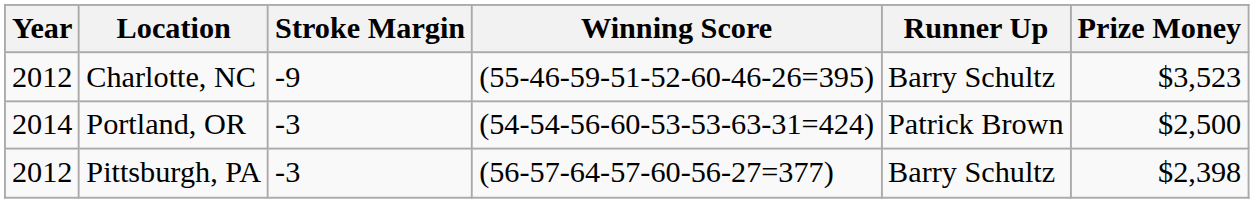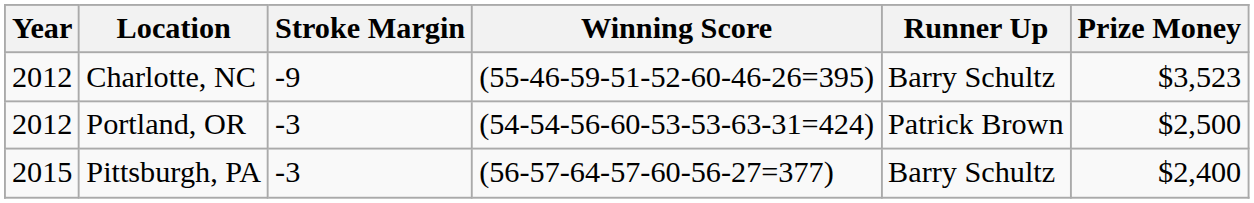(42, 124) 2014 -> (42, 124) 2012
(42, 172) 2012 -> (42, 172) 2015
(1200, 172) $2,398 -> (1200, 172) $2,400
